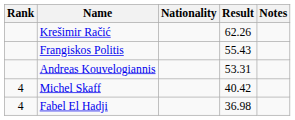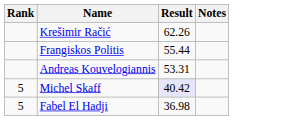- column: (189, 13)
(238, 50) 55.43 -> (177, 50) 55.44
(21, 87) 4 -> (21, 87) 5
(238, 87) no background -> (177, 87) lavender background
(21, 106) 4 -> (21, 106) 5
